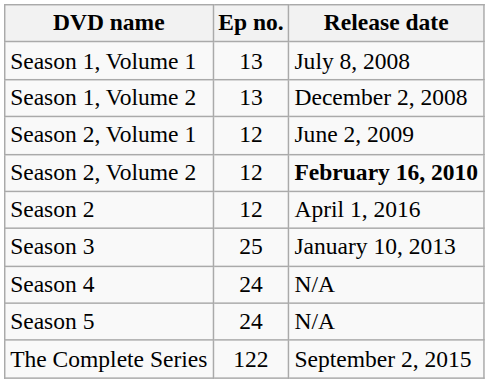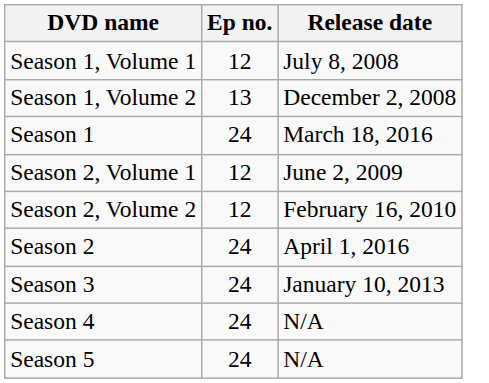(251, 60) 13 -> (240, 60) 12
+ row: (52, 135)
(386, 172) bold -> (370, 209) normal
(251, 209) 12 -> (240, 246) 24
(251, 246) 25 -> (240, 284) 24
- row: (109, 358)
